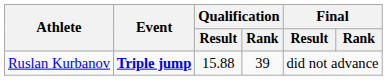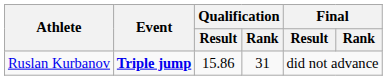(218, 63) 15.88 -> (218, 63) 15.86
(262, 63) 39 -> (262, 63) 31
